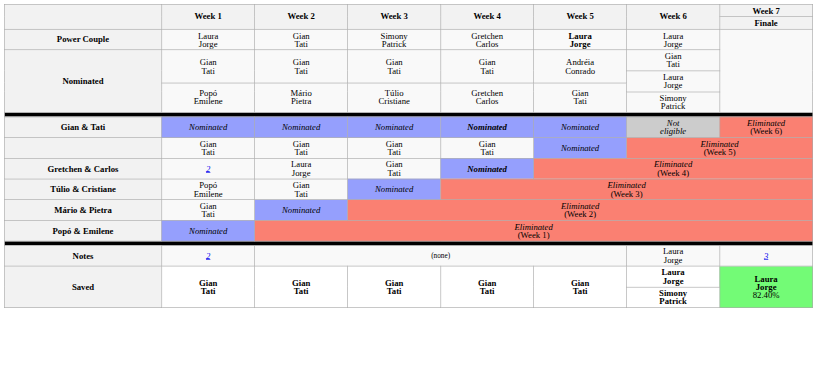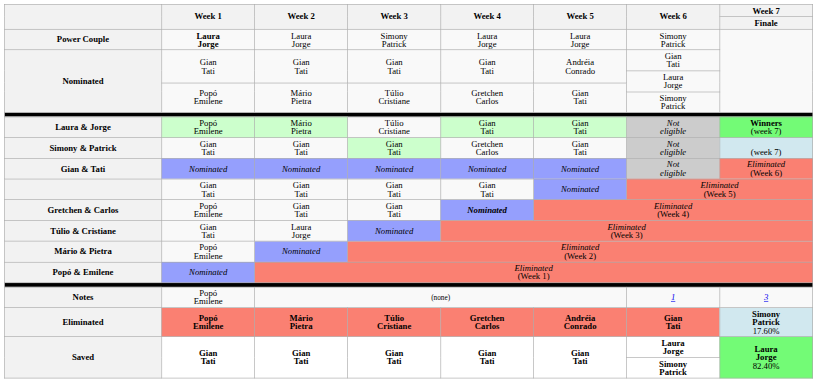(208, 39) normal -> (208, 39) bold
(301, 39) Gian Tati -> (301, 39) Laura Jorge
(487, 39) Gretchen Carlos -> (487, 39) Laura Jorge
(580, 39) bold -> (580, 39) normal
(673, 39) Laura Jorge -> (673, 39) Simony Patrick
+ row: (83, 127)
+ row: (83, 147)
(487, 127) bold -> (487, 168) normal
(208, 168) 2 -> (208, 210) Popó Emilene
(301, 168) Laura Jorge -> (301, 210) Gian Tati
(208, 189) Popó Emilene -> (208, 230) Gian Tati
(301, 189) Gian Tati -> (301, 230) Laura Jorge
(208, 210) Gian Tati -> (208, 251) Popó Emilene
(208, 255) 2 -> (208, 297) Popó Emilene
(673, 255) Laura Jorge -> (673, 297) 1
+ row: (83, 322)
